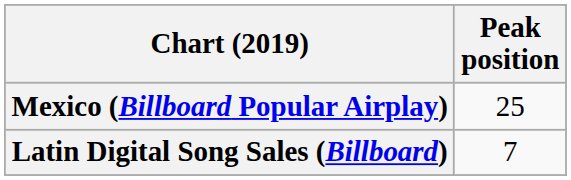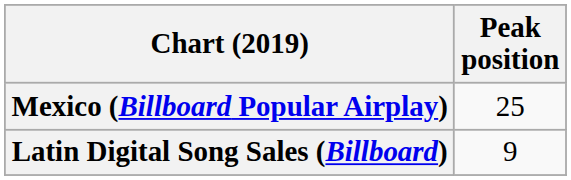(510, 151) 7 -> (510, 151) 9
